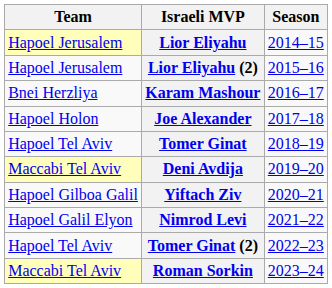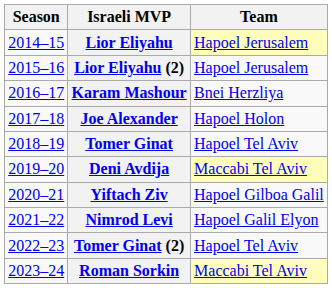columns swapped: (296, 17) <-> (73, 17)
